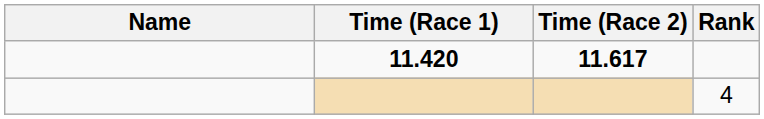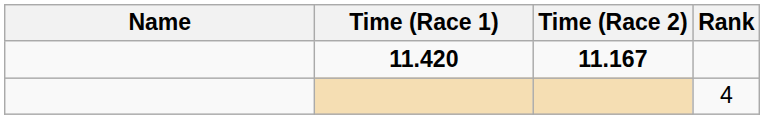(613, 59) 11.617 -> (613, 59) 11.167
